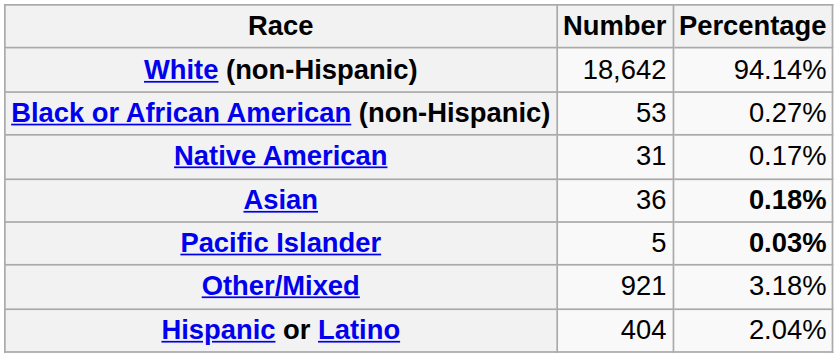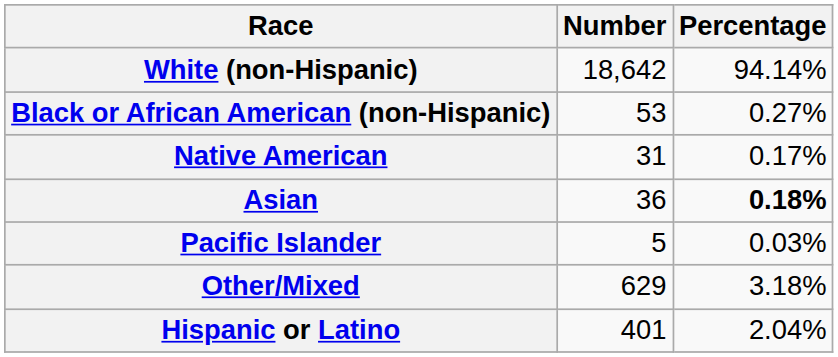(788, 243) bold -> (788, 243) normal
(644, 286) 921 -> (644, 286) 629
(644, 329) 404 -> (644, 329) 401
